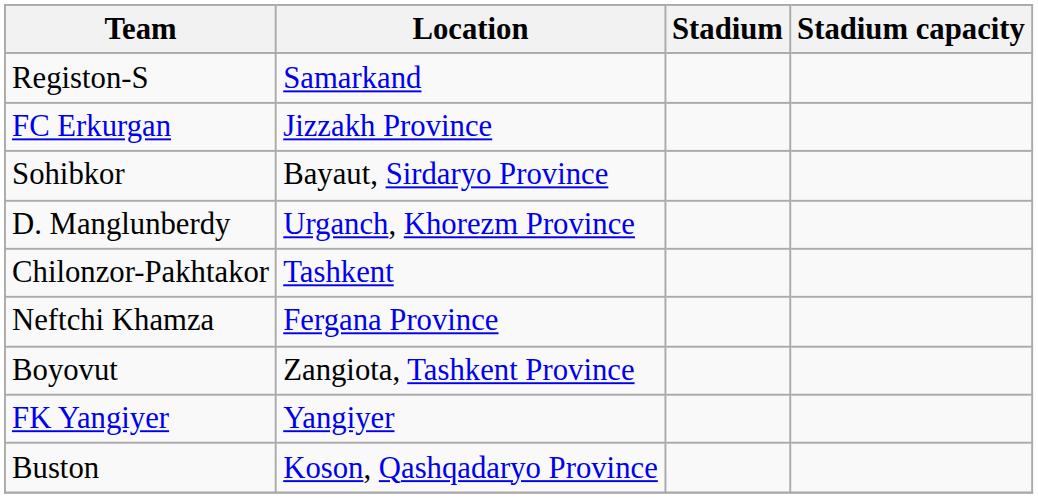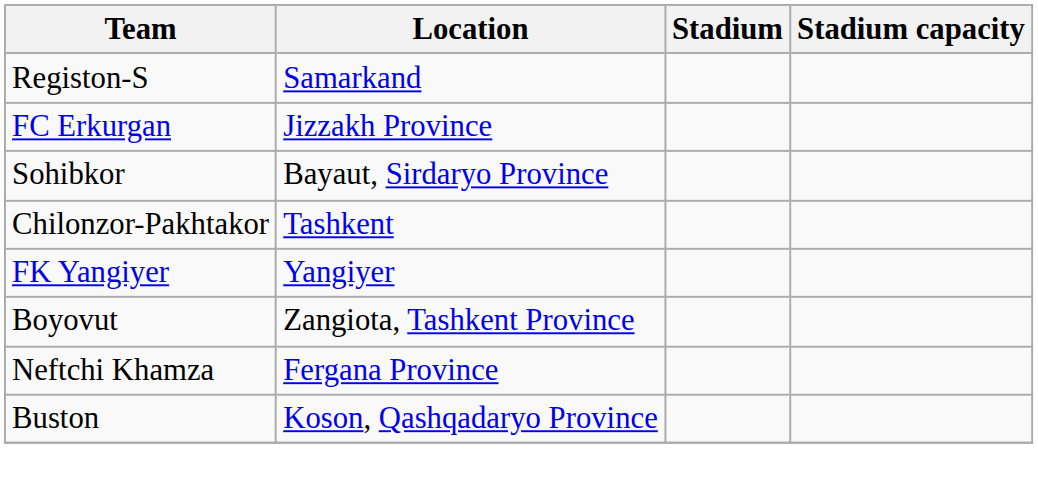- row: (121, 223)
rows swapped: (91, 418) <-> (113, 321)
